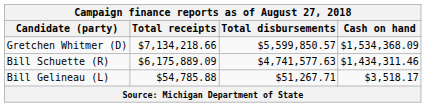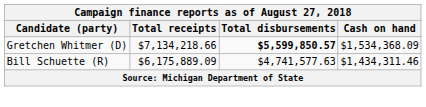(297, 45) normal -> (297, 45) bold
- row: (58, 78)
